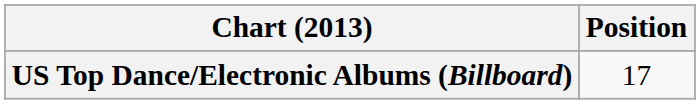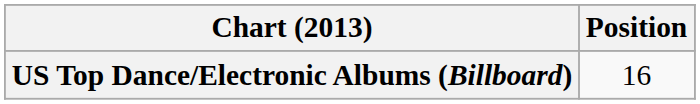(637, 74) 17 -> (637, 74) 16
